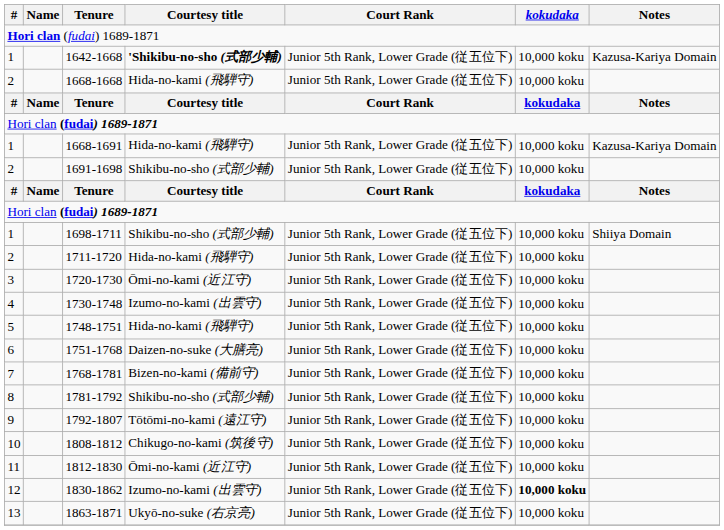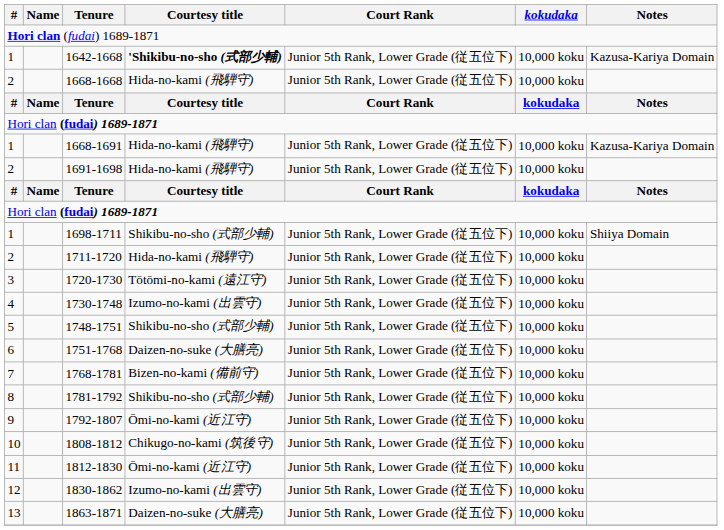(201, 168) Shikibu-no-sho (式部少輔) -> (191, 168) Hida-no-kami (飛騨守)
(190, 280) Ōmi-no-kami (近江守) -> (197, 280) Tōtōmi-no-kami (遠江守)
(191, 326) Hida-no-kami (飛騨守) -> (201, 326) Shikibu-no-sho (式部少輔)
(197, 419) Tōtōmi-no-kami (遠江守) -> (190, 419) Ōmi-no-kami (近江守)
(552, 489) bold -> (551, 489) normal
(192, 512) Ukyō-no-suke (右京亮) -> (196, 512) Daizen-no-suke (大膳亮)
